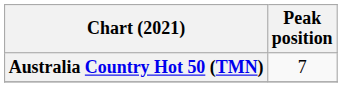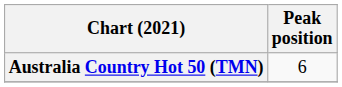(302, 67) 7 -> (302, 67) 6
